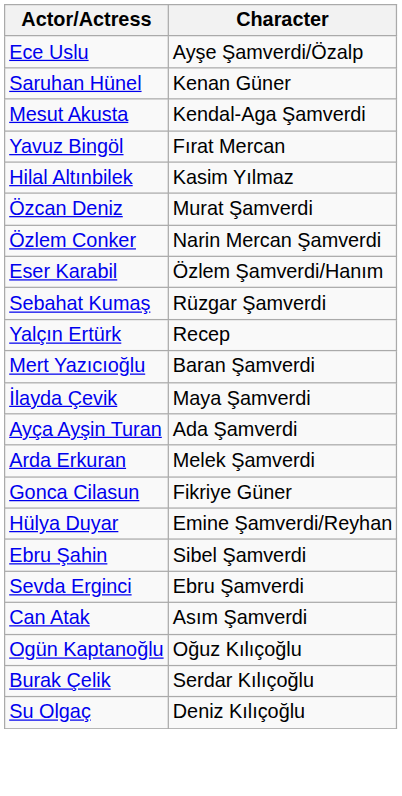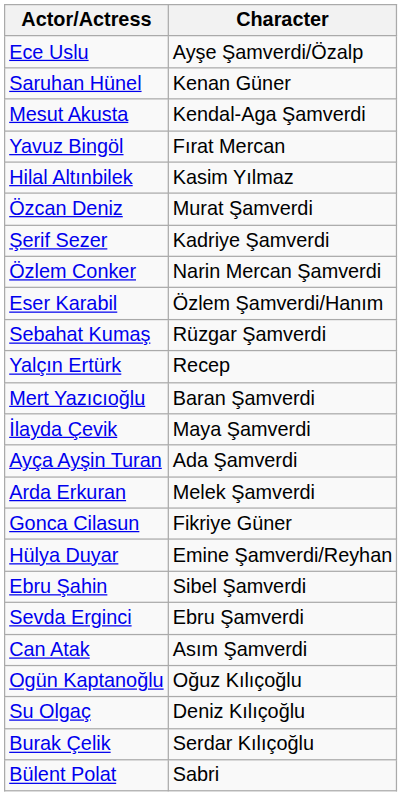+ row: (58, 240)
rows swapped: (60, 680) <-> (50, 712)
+ row: (63, 775)
